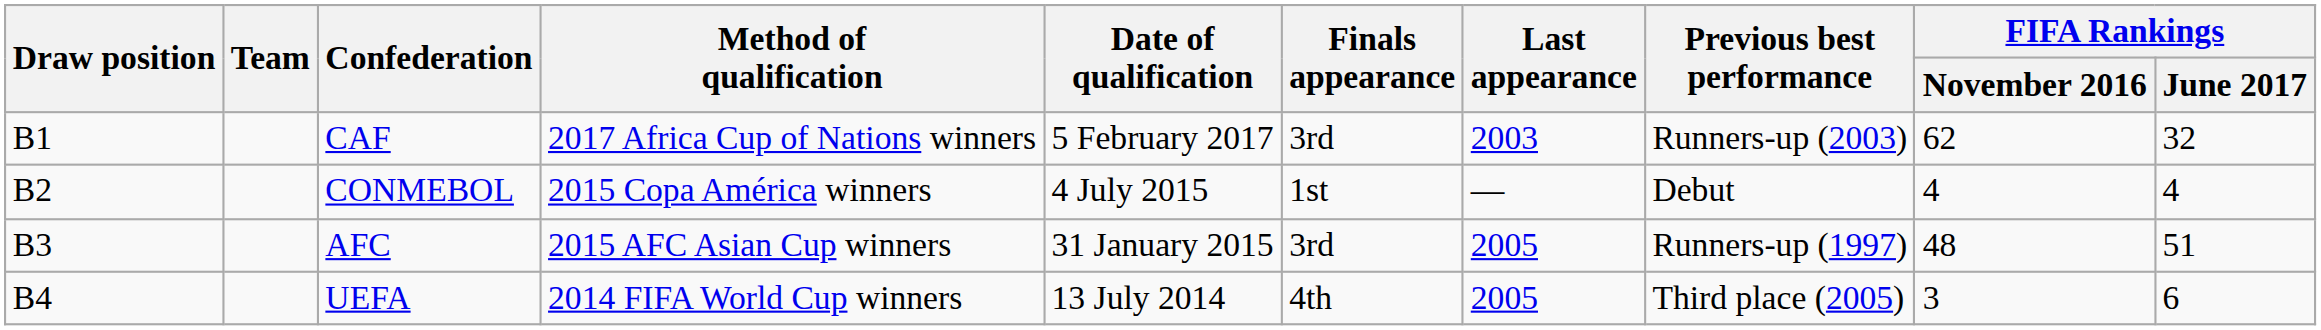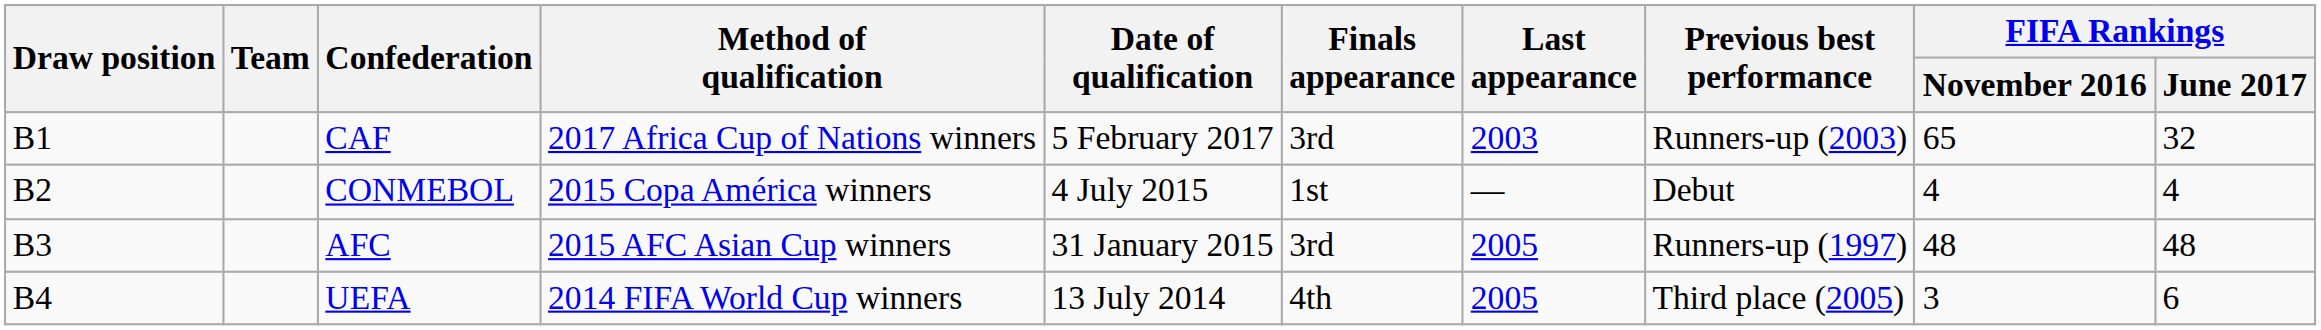(1939, 137) 62 -> (1939, 137) 65
(2179, 244) 51 -> (2179, 244) 48
